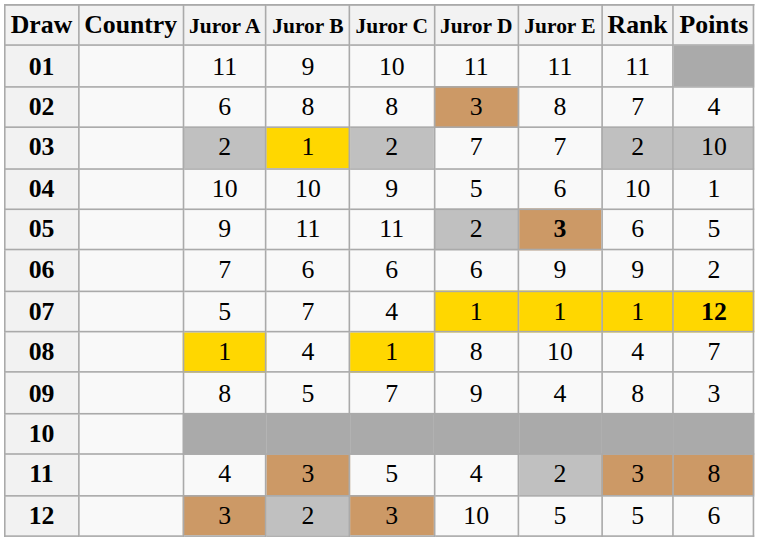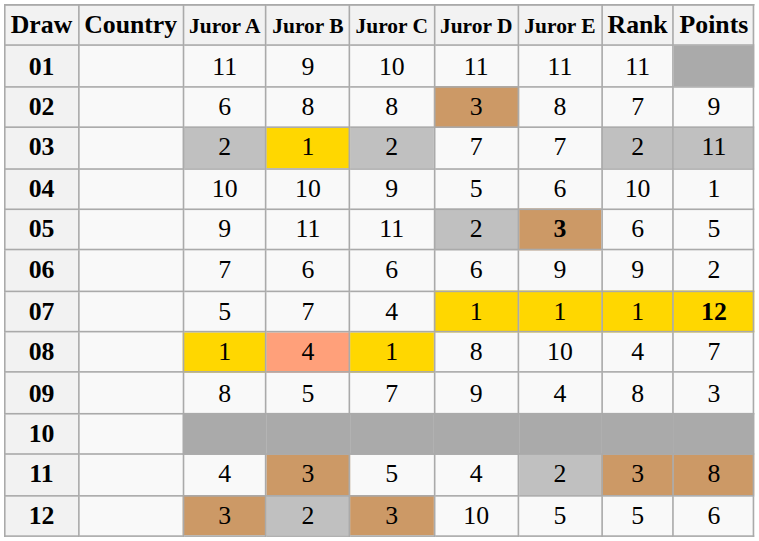(714, 106) 4 -> (714, 106) 9
(714, 147) 10 -> (714, 147) 11
(308, 351) no background -> (308, 351) lightsalmon background
